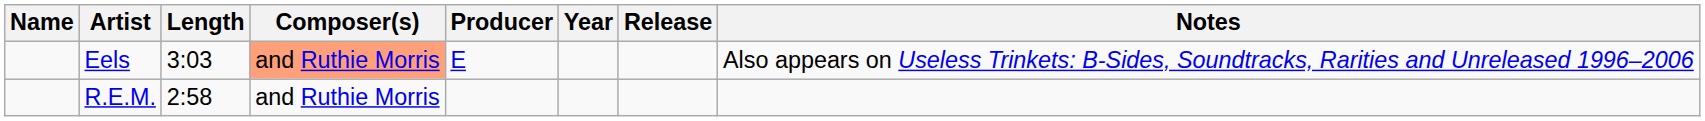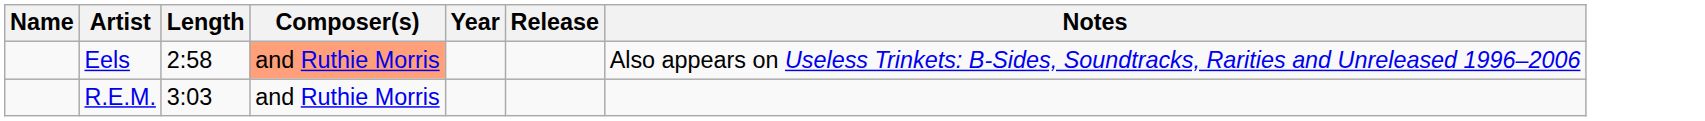- column: (502, 23)
(189, 60) 3:03 -> (189, 60) 2:58
(189, 97) 2:58 -> (189, 97) 3:03
